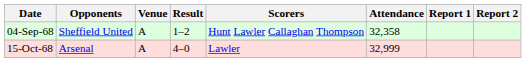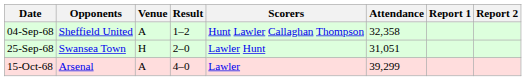+ row: (30, 48)
(385, 48) 32,999 -> (385, 66) 39,299
